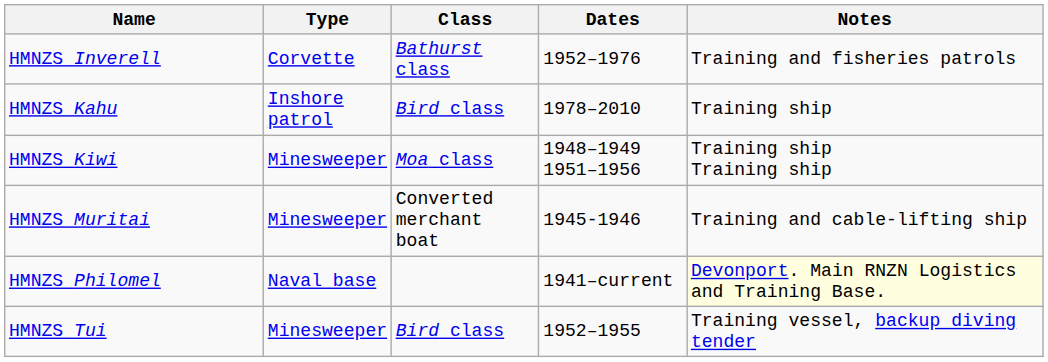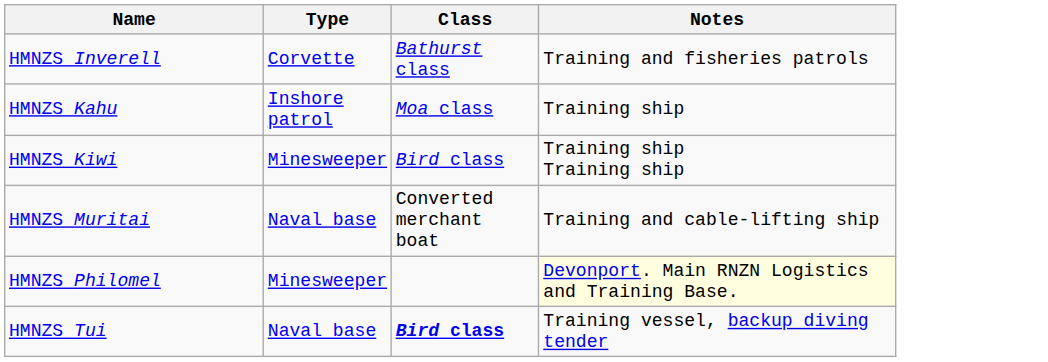- column: (613, 19)
(450, 110) Bird class -> (444, 110) Moa class
(444, 160) Moa class -> (450, 160) Bird class
(327, 221) Minesweeper -> (322, 221) Naval base
(322, 281) Naval base -> (327, 281) Minesweeper
(327, 332) Minesweeper -> (322, 332) Naval base
(450, 332) normal -> (450, 332) bold
